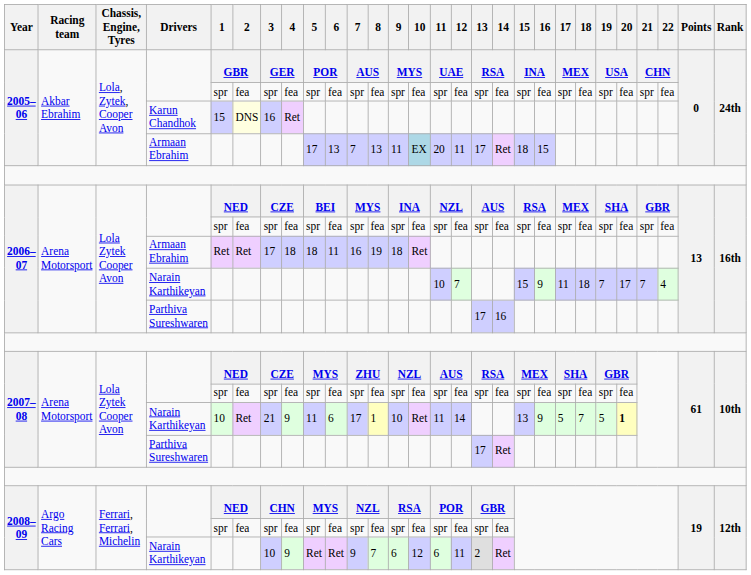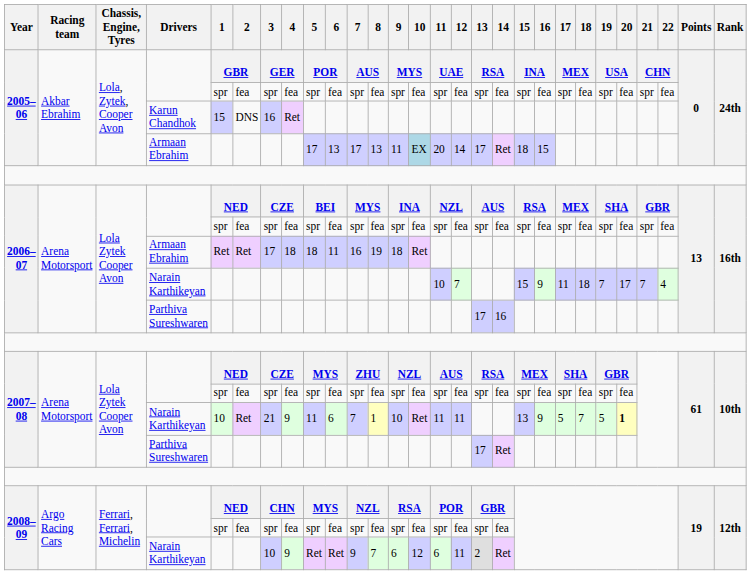(247, 117) lightyellow background -> (247, 117) no background
(353, 149) 7 -> (356, 149) 17
(459, 149) 11 -> (460, 149) 14
(356, 418) 17 -> (353, 418) 7
(460, 418) 14 -> (459, 418) 11
